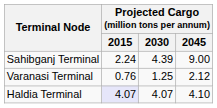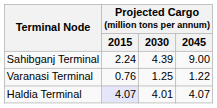(199, 77) 2.12 -> (199, 77) 1.22
(162, 94) 4.07 -> (162, 94) 4.01
(199, 94) 4.10 -> (199, 94) 4.07
